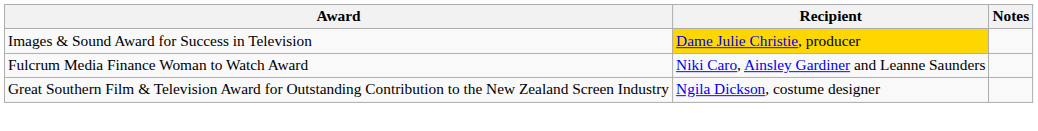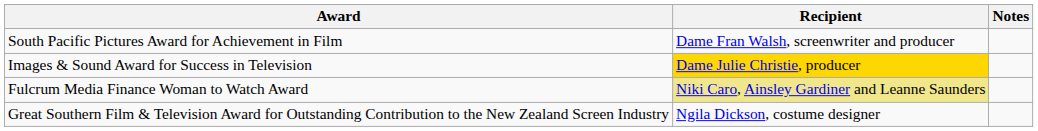+ row: (175, 41)
(831, 65) no background -> (831, 89) khaki background
